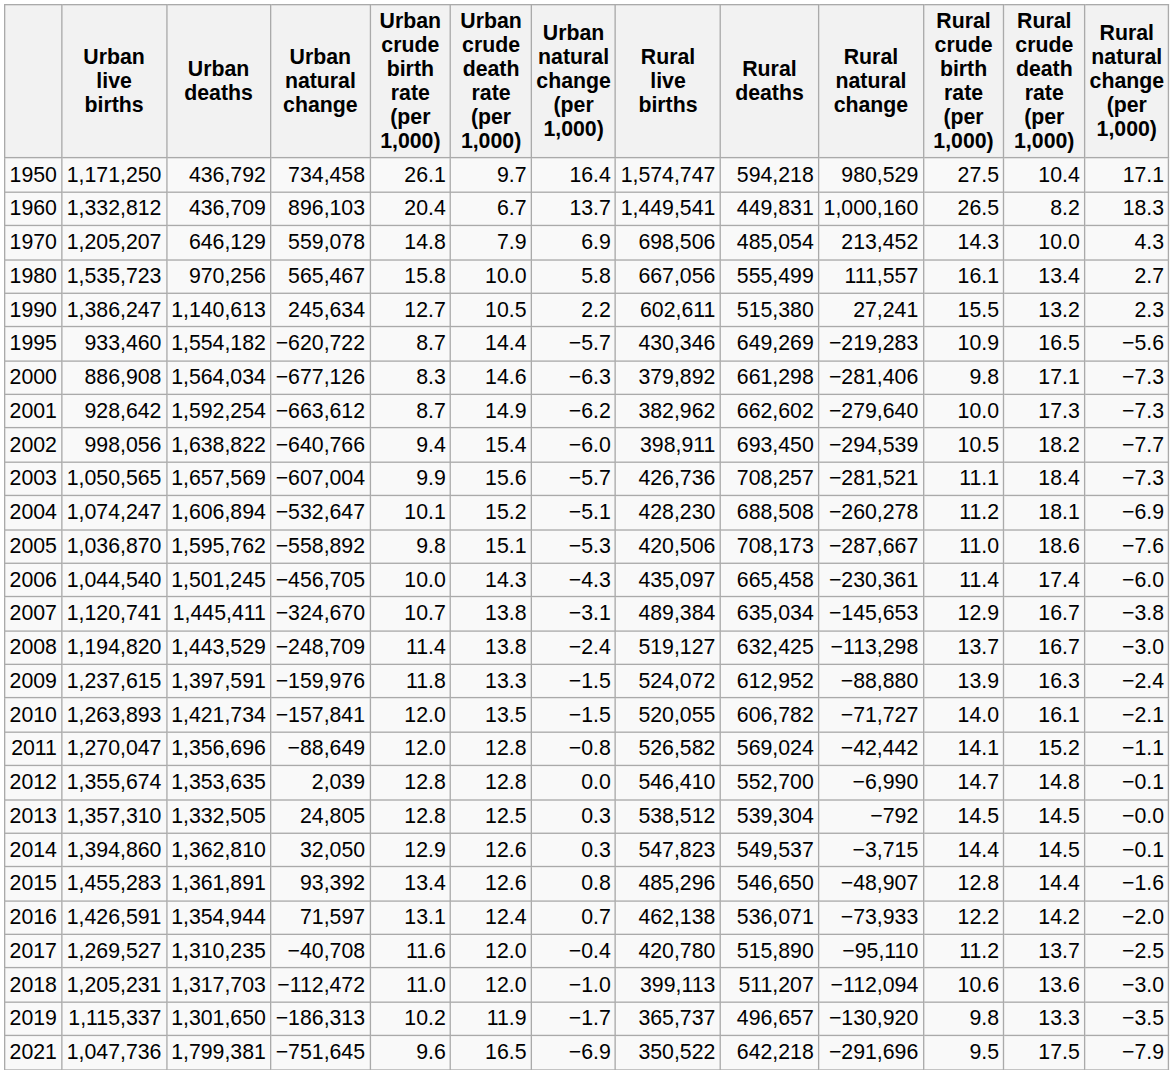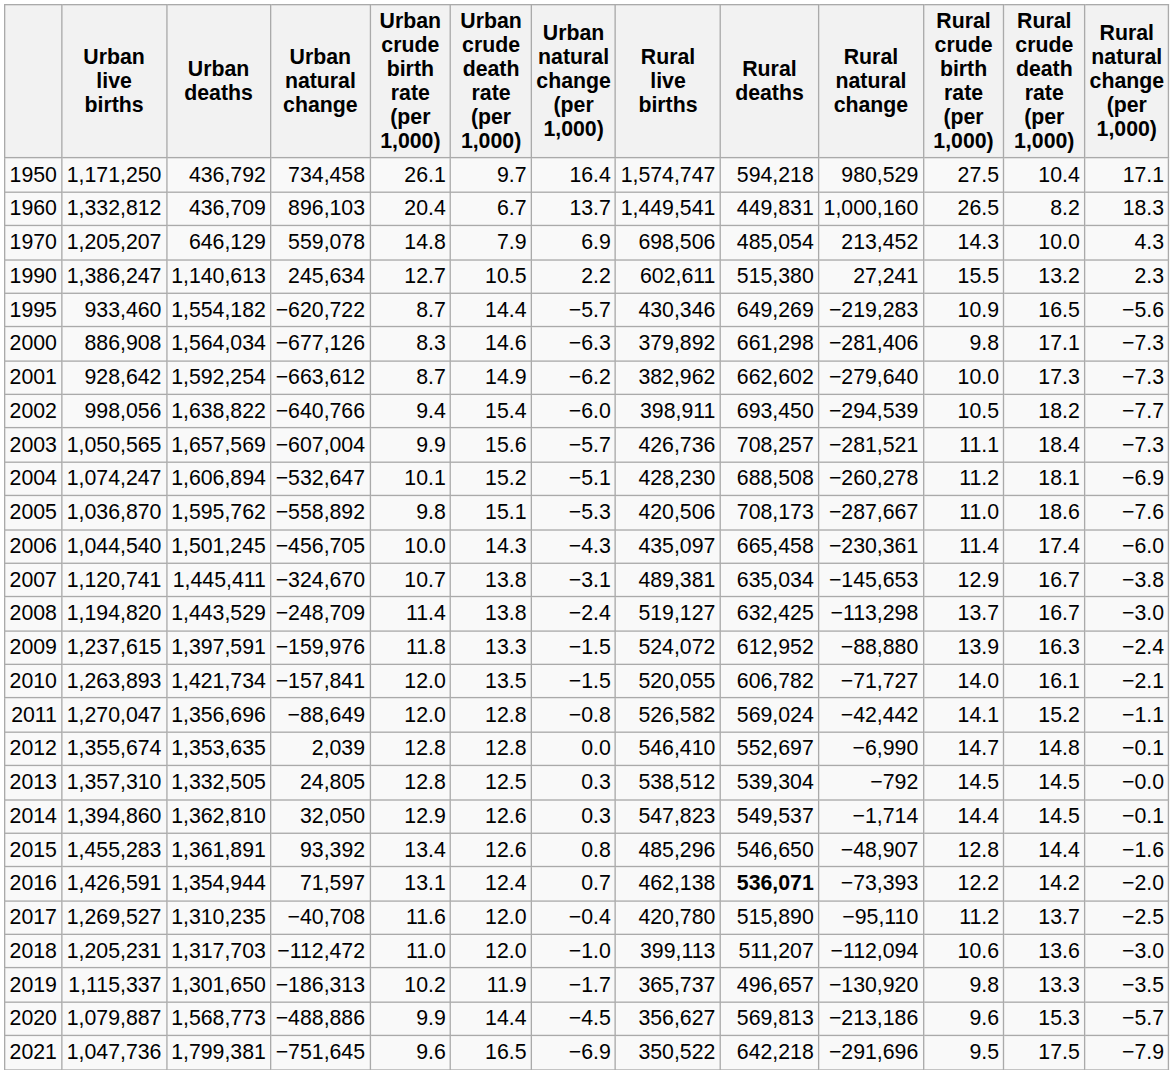- row: (33, 276)
(677, 613) 489,384 -> (677, 579) 489,381
(775, 782) 552,700 -> (775, 748) 552,697
(885, 849) −3,715 -> (885, 816) −1,714
(775, 917) normal -> (775, 883) bold
(880, 917) −73,933 -> (880, 883) −73,393
+ row: (33, 1018)
